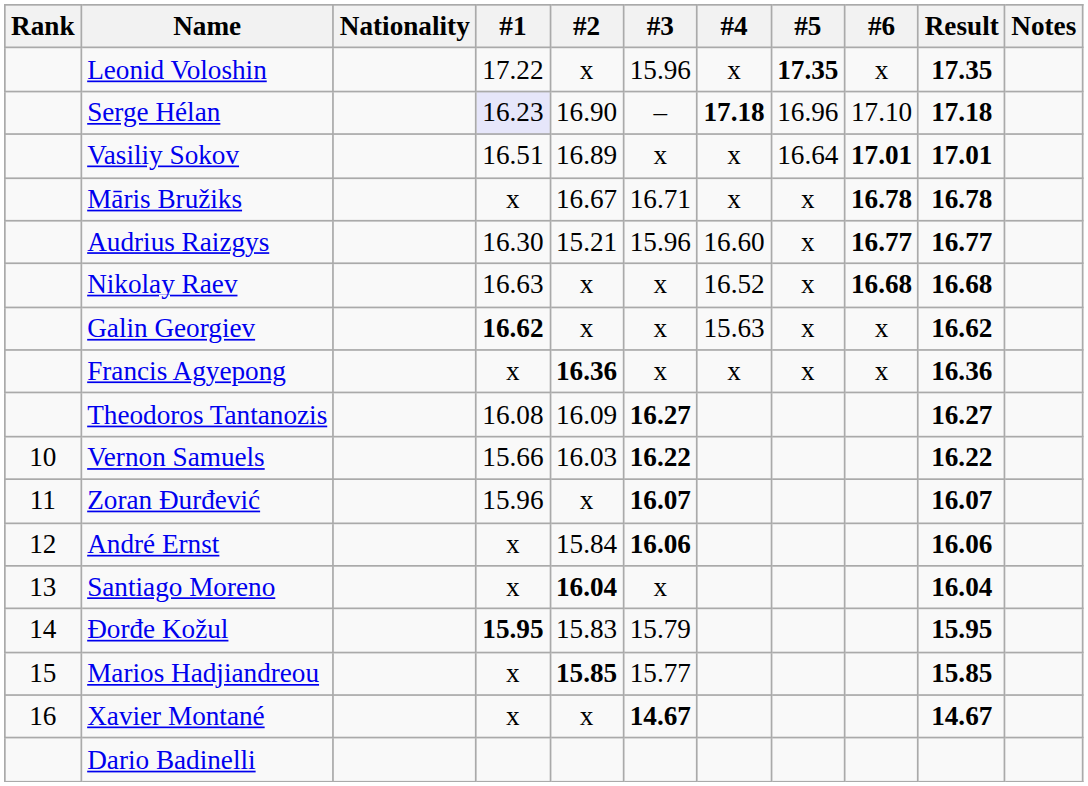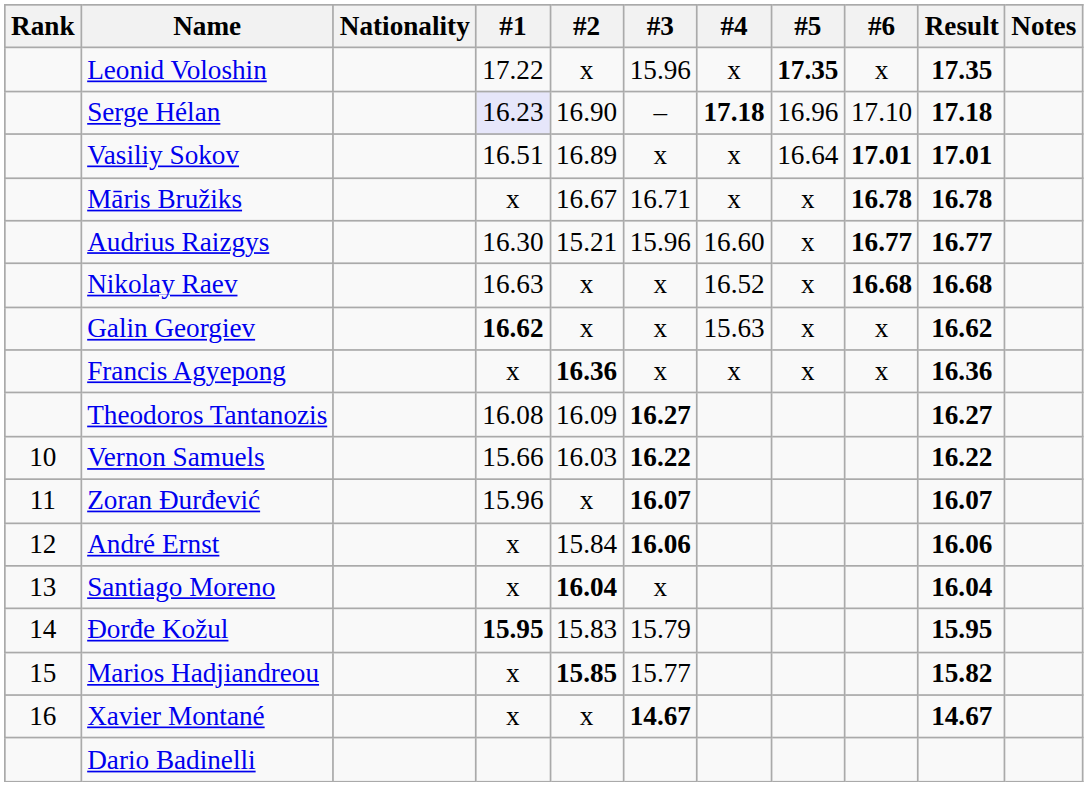(962, 673) 15.85 -> (962, 673) 15.82
